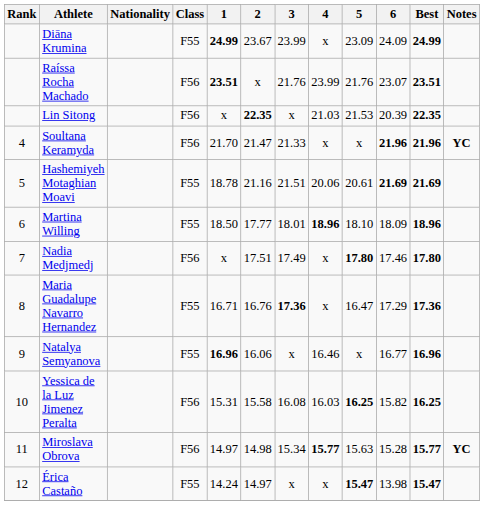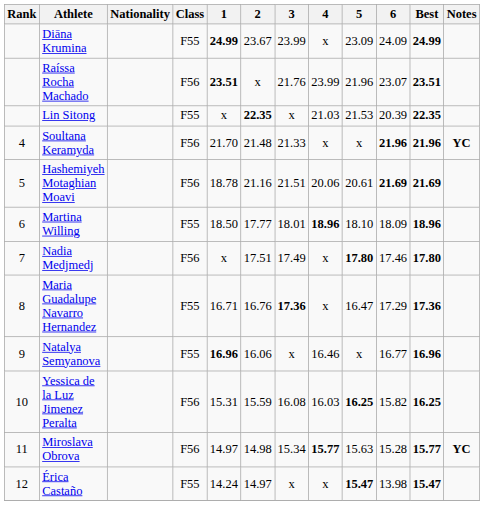(359, 82) 21.76 -> (359, 82) 21.96
(190, 115) F56 -> (190, 115) F55
(258, 142) 21.47 -> (258, 142) 21.48
(190, 183) F55 -> (190, 183) F56
(258, 401) 15.58 -> (258, 401) 15.59
